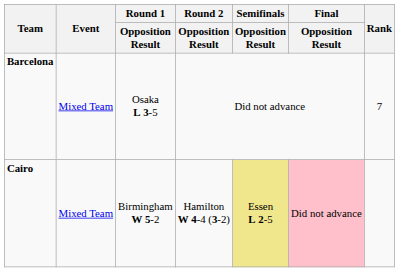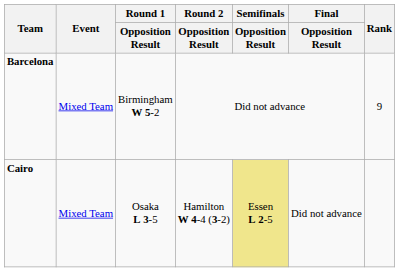(145, 106) Osaka L 3-5 -> (145, 106) Birmingham W 5-2
(379, 106) 7 -> (379, 106) 9
(145, 213) Birmingham W 5-2 -> (145, 213) Osaka L 3-5
(326, 213) pink background -> (326, 213) no background
